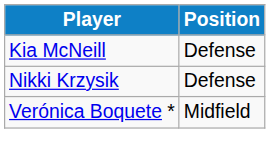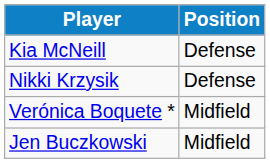+ row: (78, 142)
